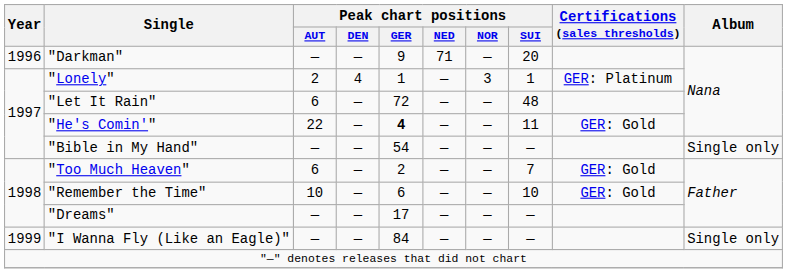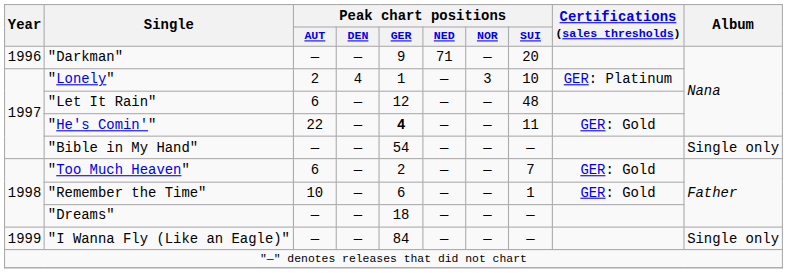(531, 80) 1 -> (530, 80) 10
(401, 102) 72 -> (401, 102) 12
(530, 193) 10 -> (531, 193) 1
(401, 216) 17 -> (401, 216) 18
